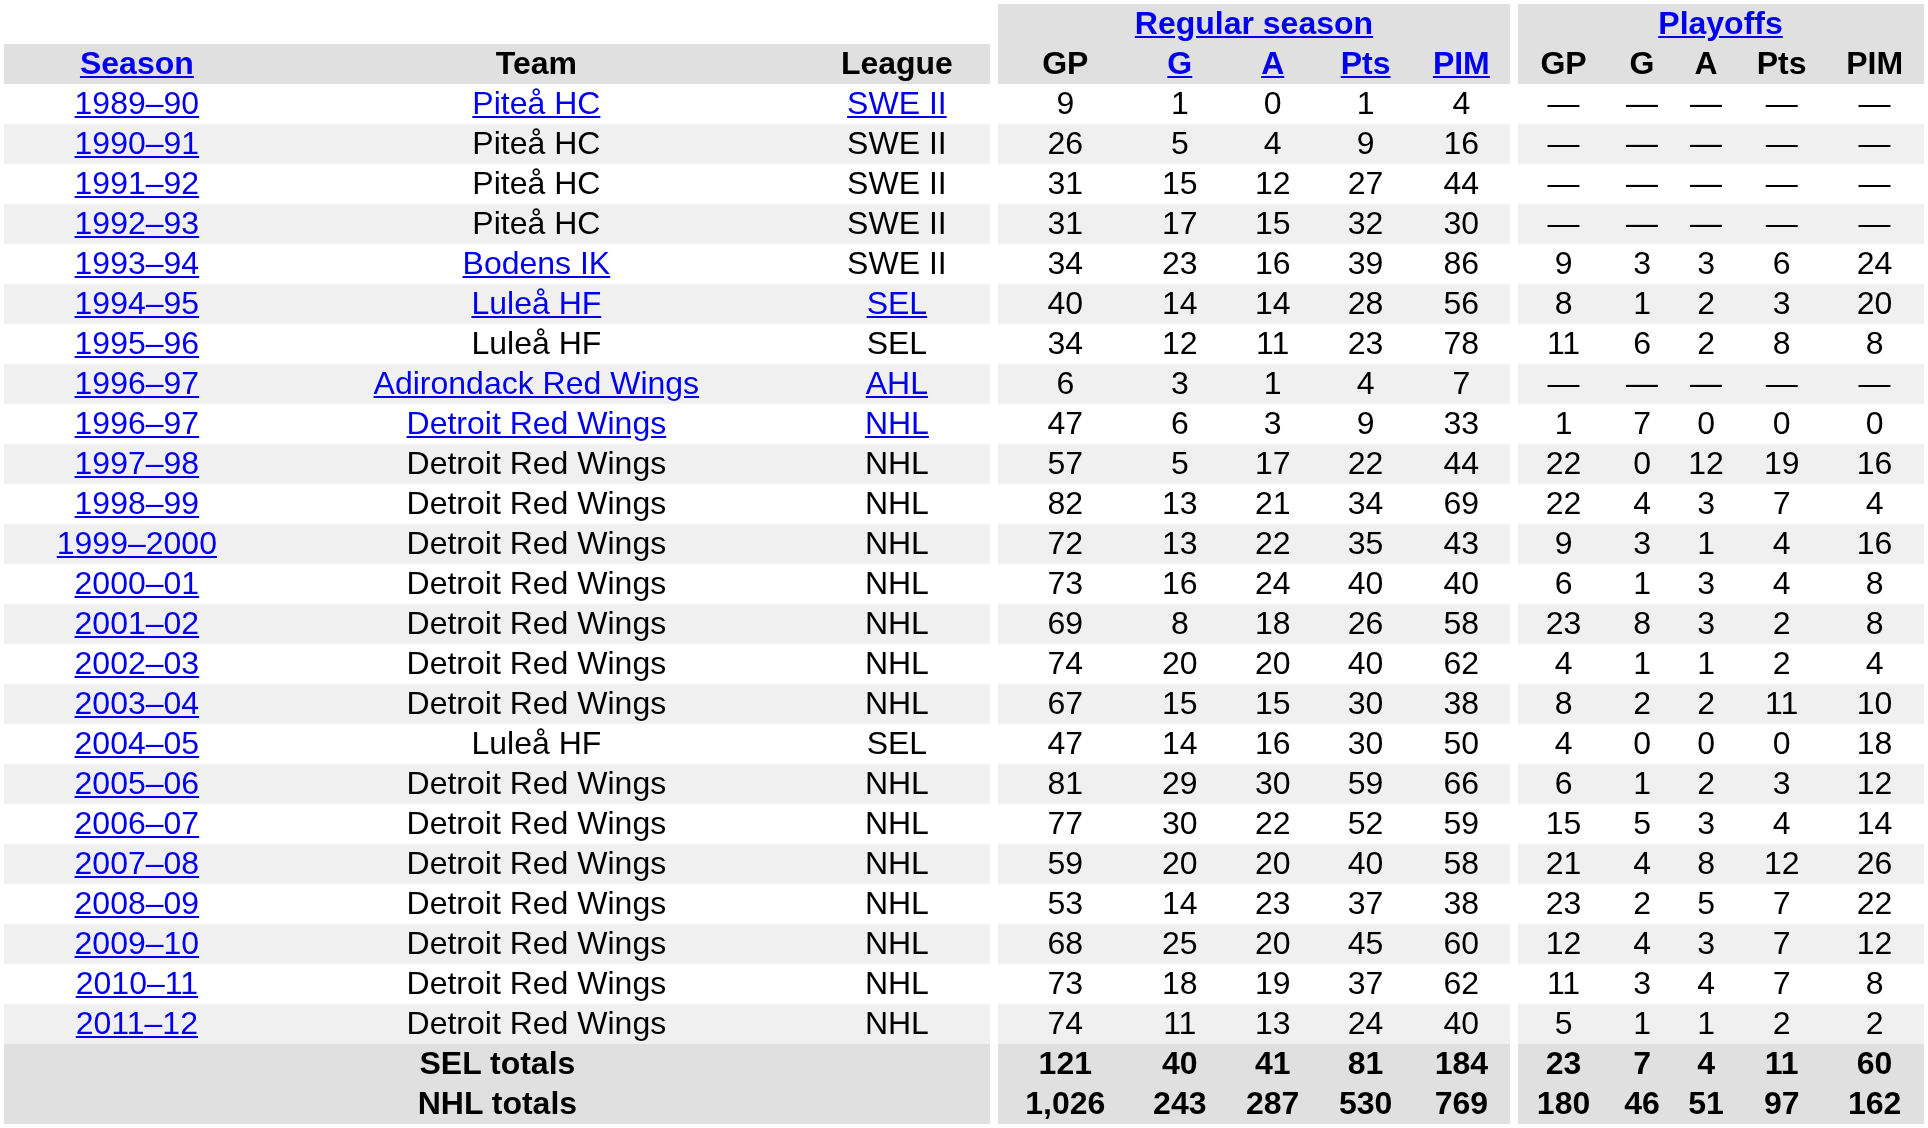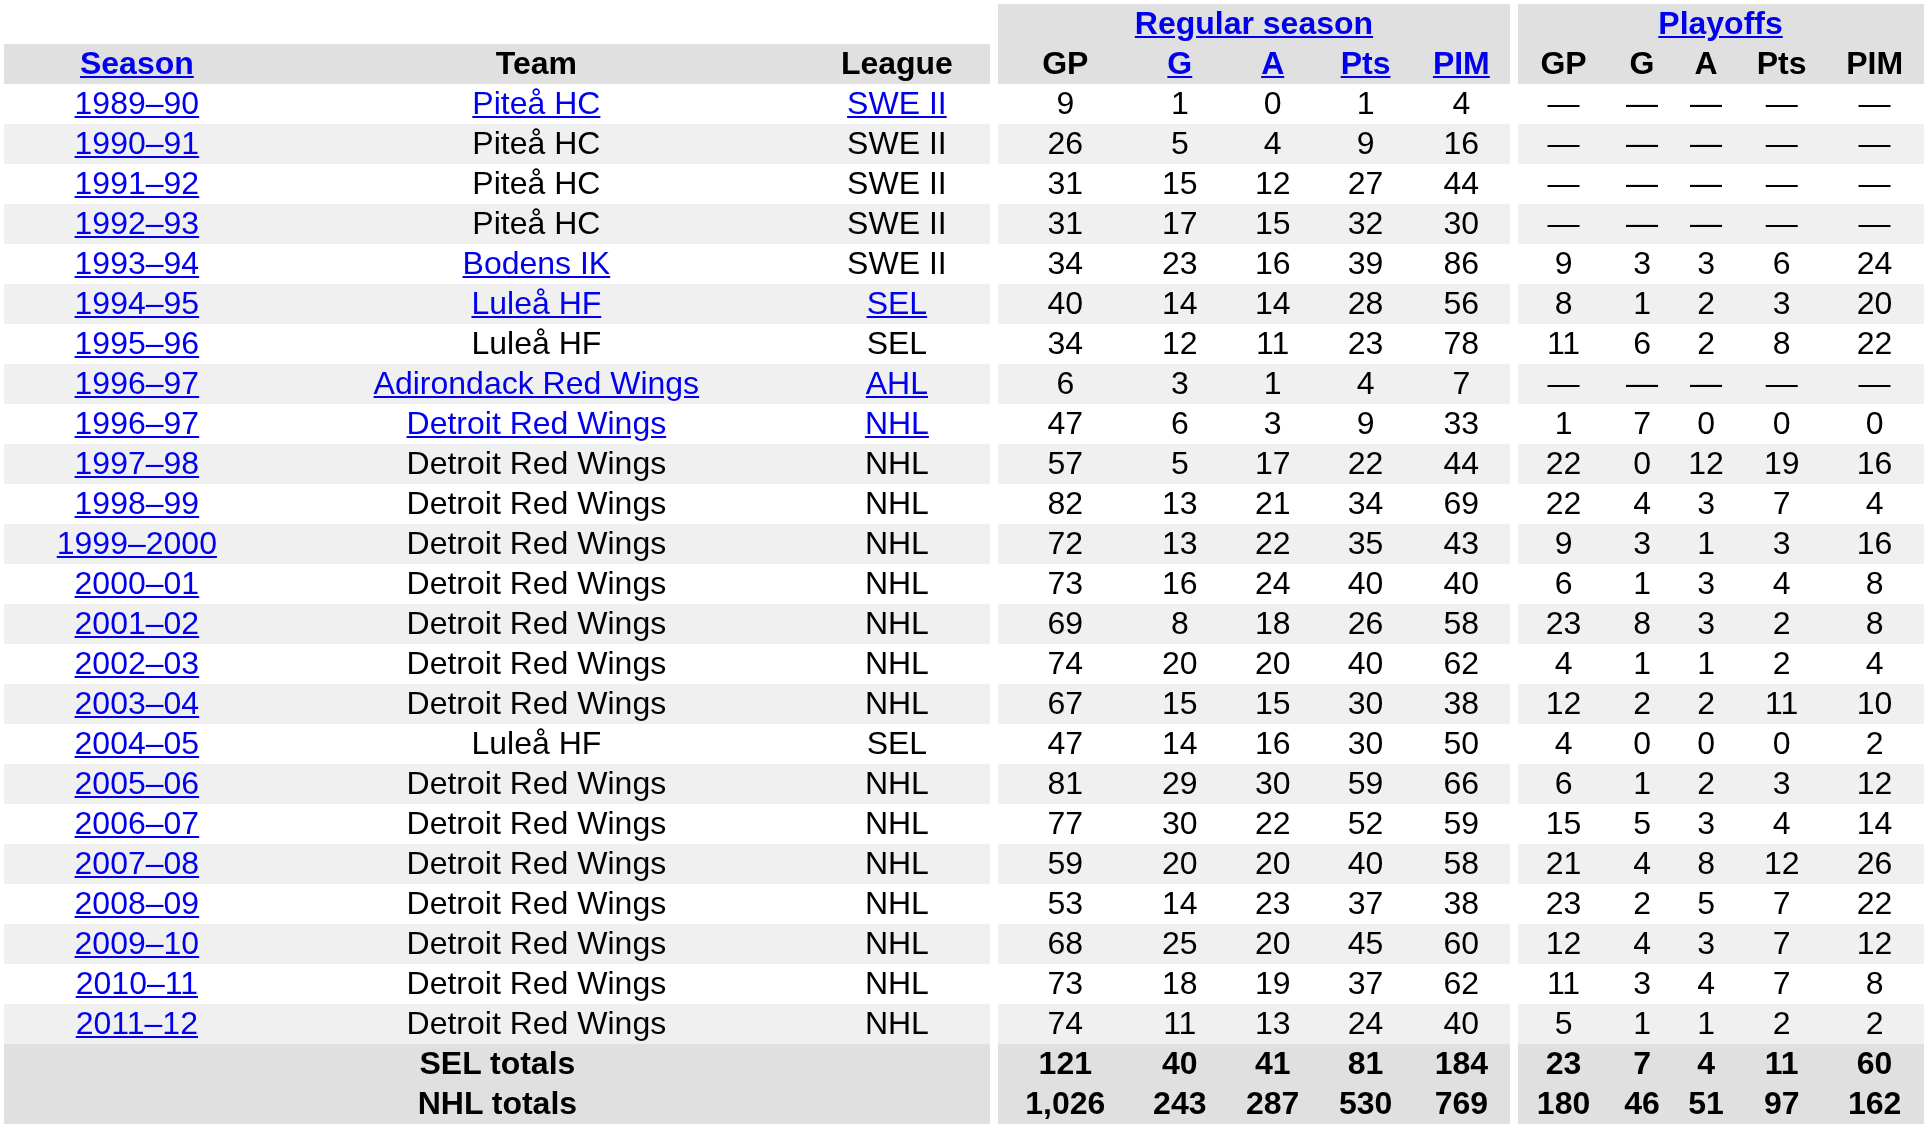(1875, 343) 8 -> (1875, 343) 22
(1782, 543) 4 -> (1782, 543) 3
(1564, 703) 8 -> (1564, 703) 12
(1875, 743) 18 -> (1875, 743) 2
